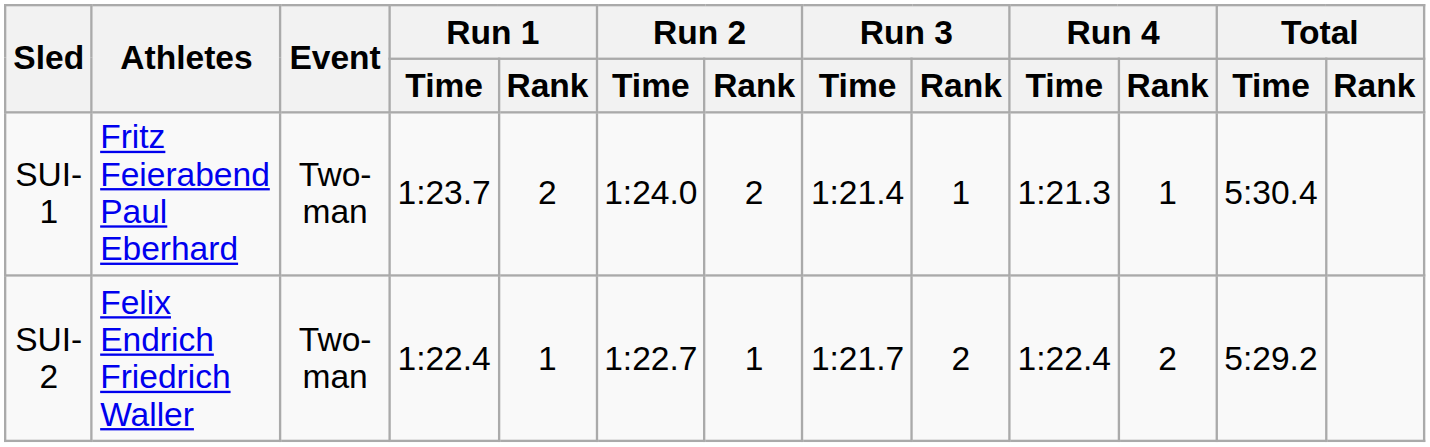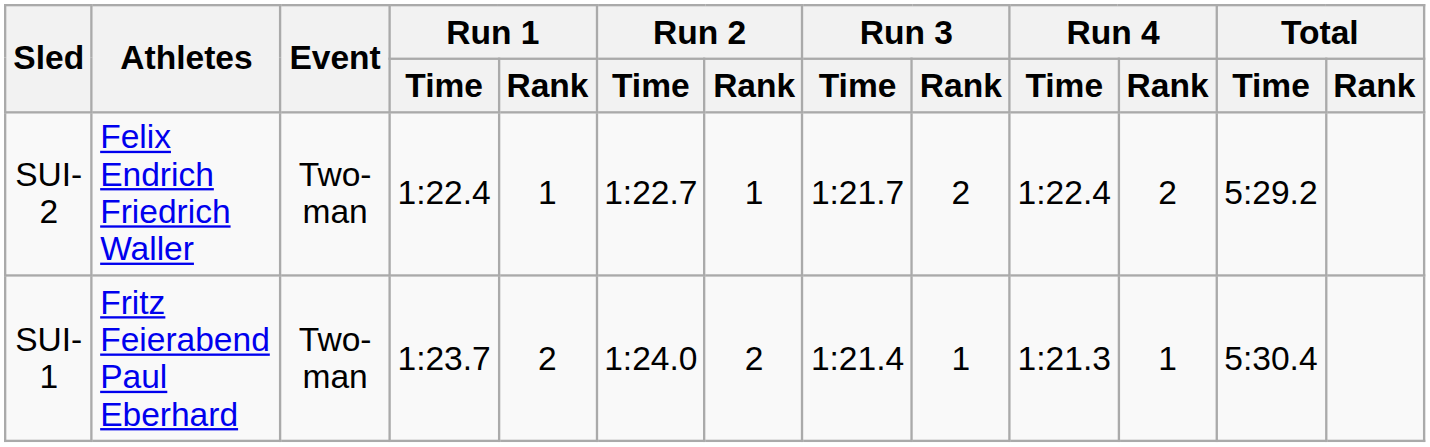rows swapped: (49, 194) <-> (49, 359)
